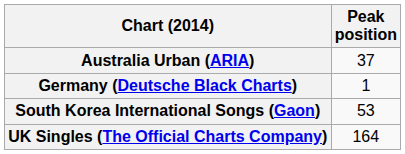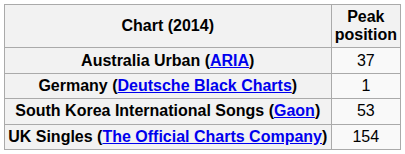(366, 136) 164 -> (366, 136) 154
